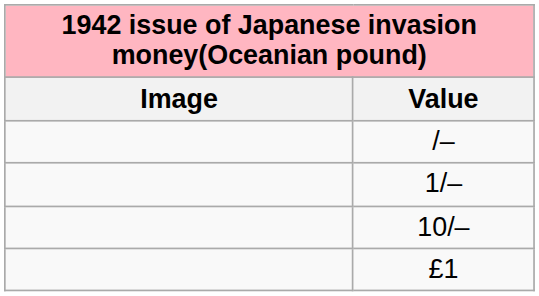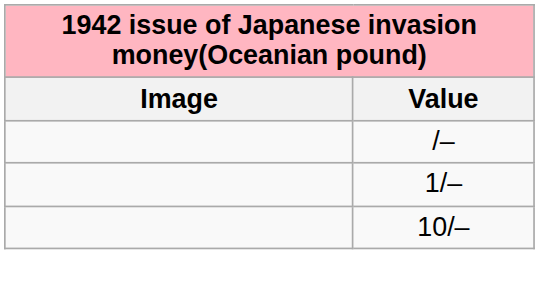- row: (443, 269)
